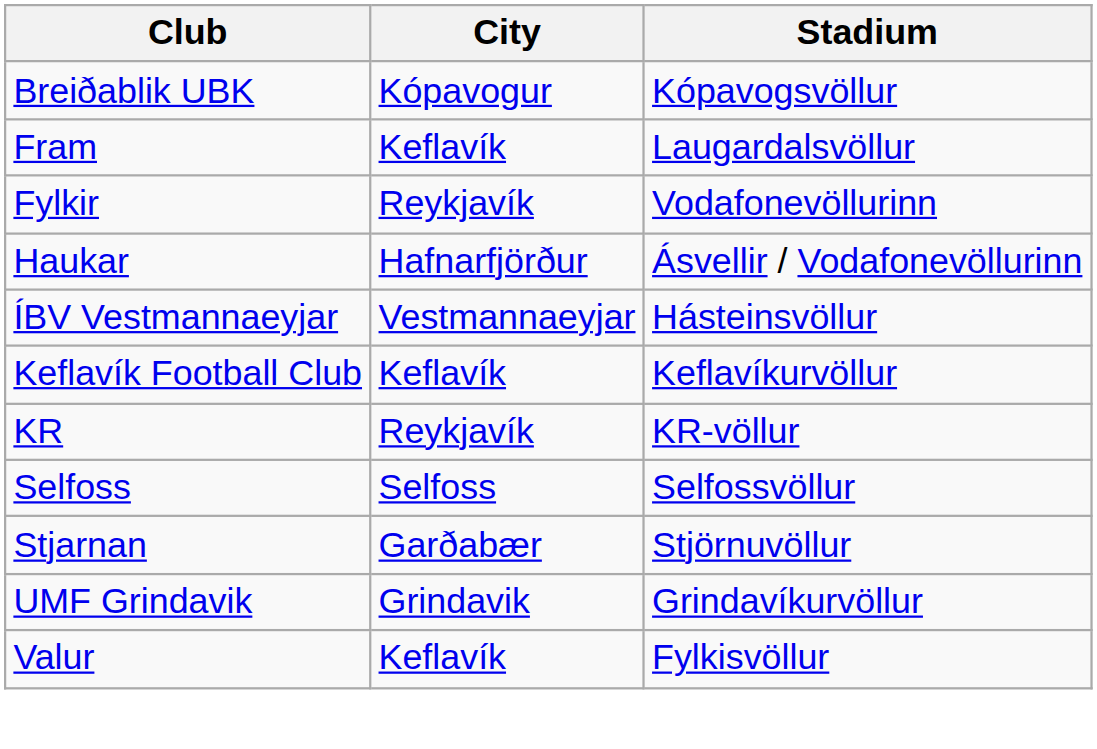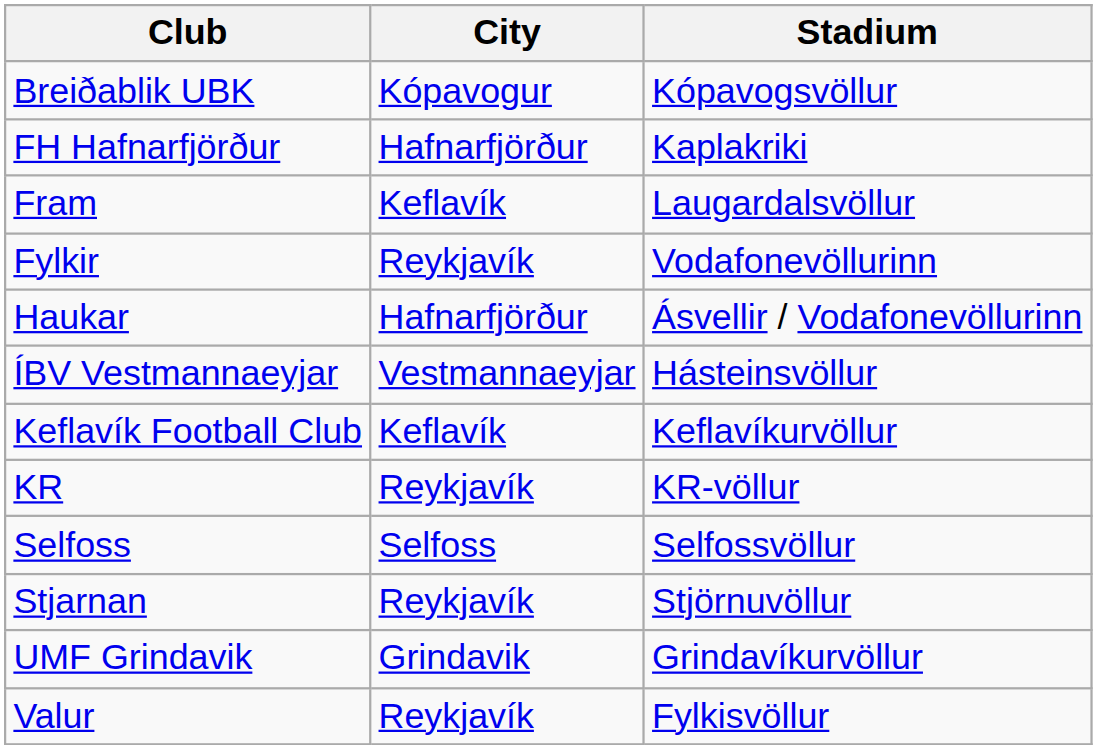+ row: (147, 146)
(460, 544) Garðabær -> (456, 601) Reykjavík
(442, 658) Keflavík -> (456, 715) Reykjavík
